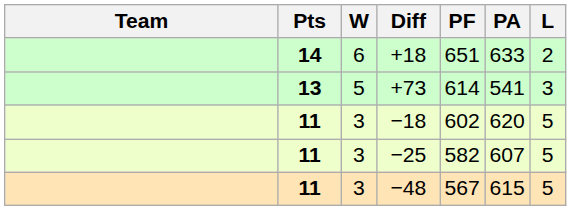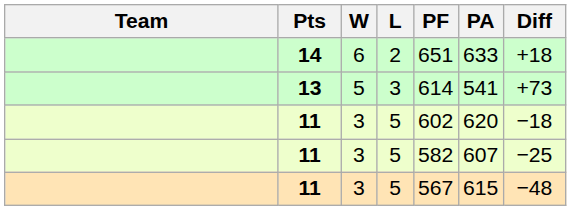columns swapped: (548, 21) <-> (408, 21)
